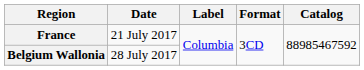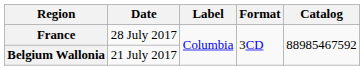(144, 34) 21 July 2017 -> (144, 34) 28 July 2017
(144, 55) 28 July 2017 -> (144, 55) 21 July 2017
